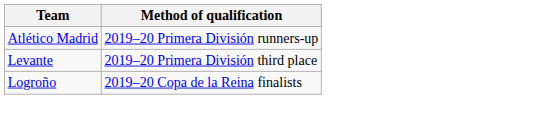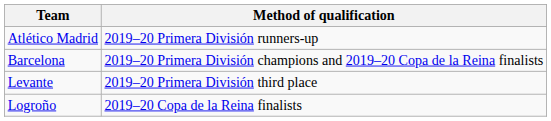+ row: (36, 60)
